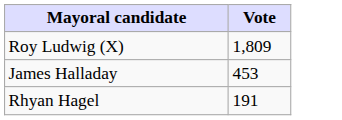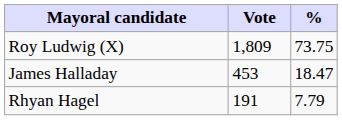+ column: (314, 18)
